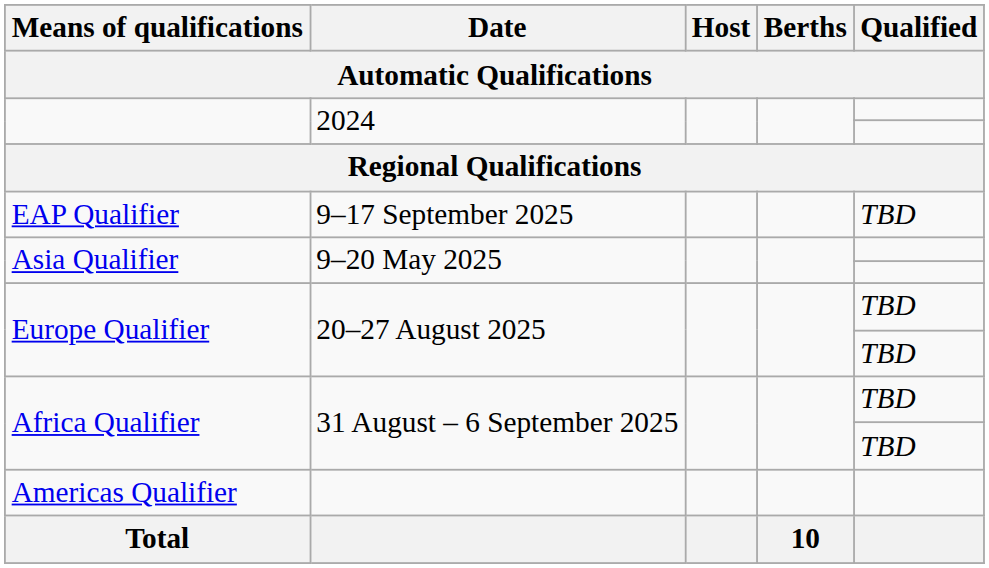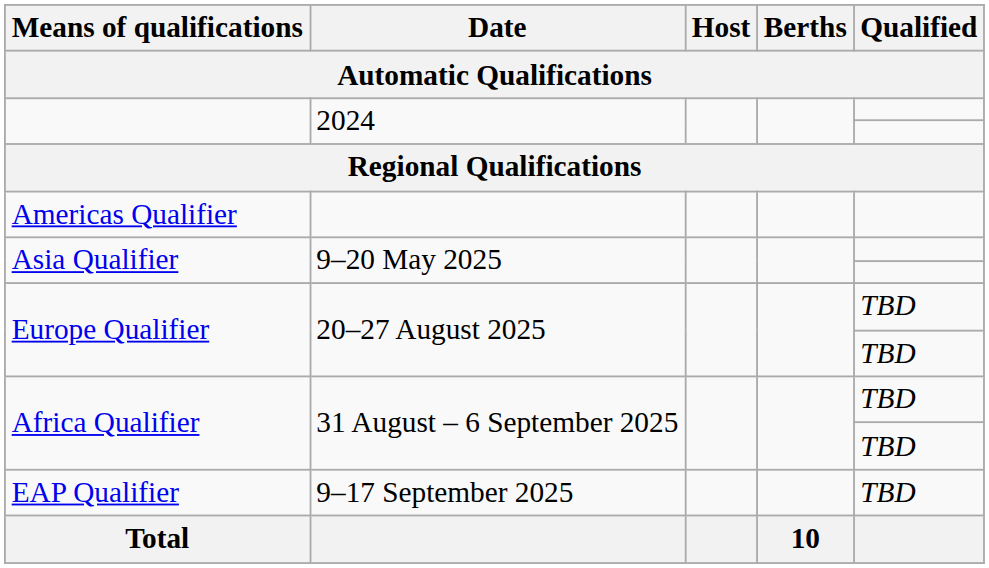rows swapped: (124, 492) <-> (95, 213)
